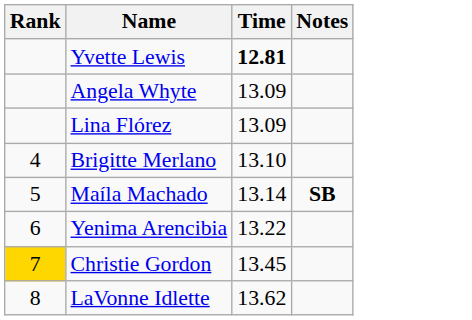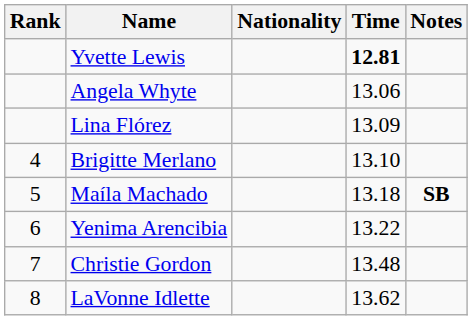+ column: (289, 21)
(262, 90) 13.09 -> (376, 90) 13.06
(262, 194) 13.14 -> (376, 194) 13.18
(35, 263) gold background -> (35, 263) no background
(262, 263) 13.45 -> (376, 263) 13.48
